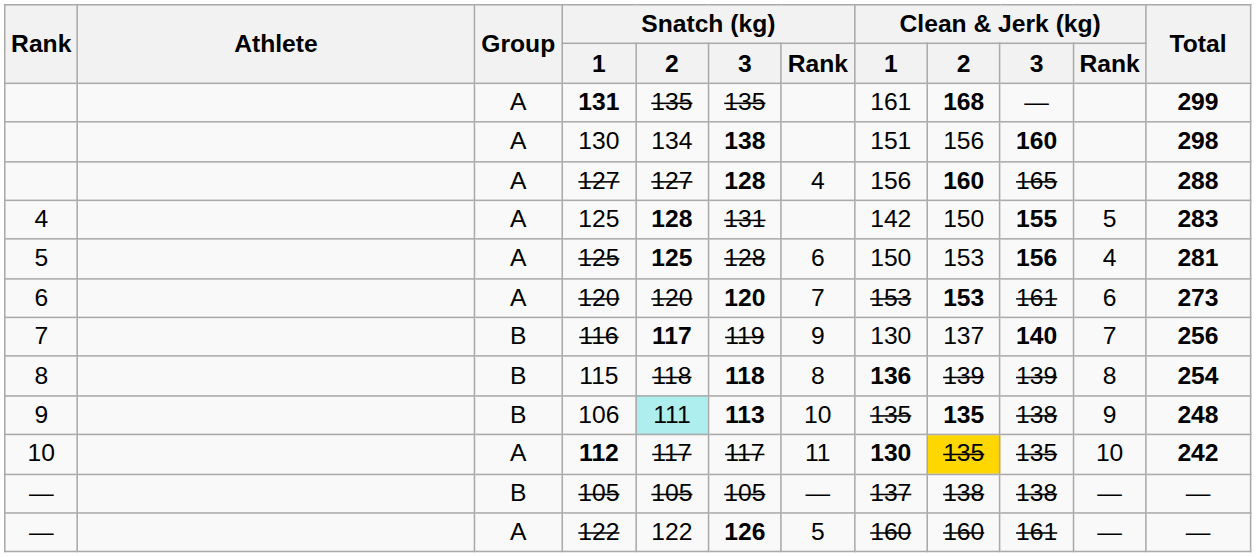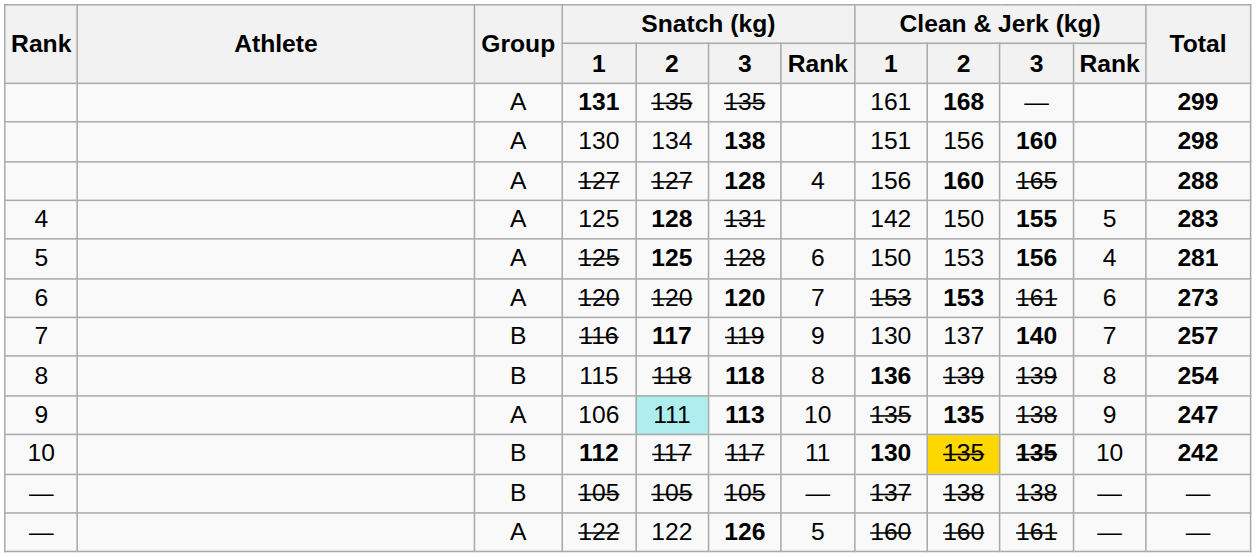(1198, 336) 256 -> (1198, 336) 257
(518, 414) B -> (518, 414) A
(1198, 414) 248 -> (1198, 414) 247
(518, 453) A -> (518, 453) B
(1037, 453) normal -> (1037, 453) bold
